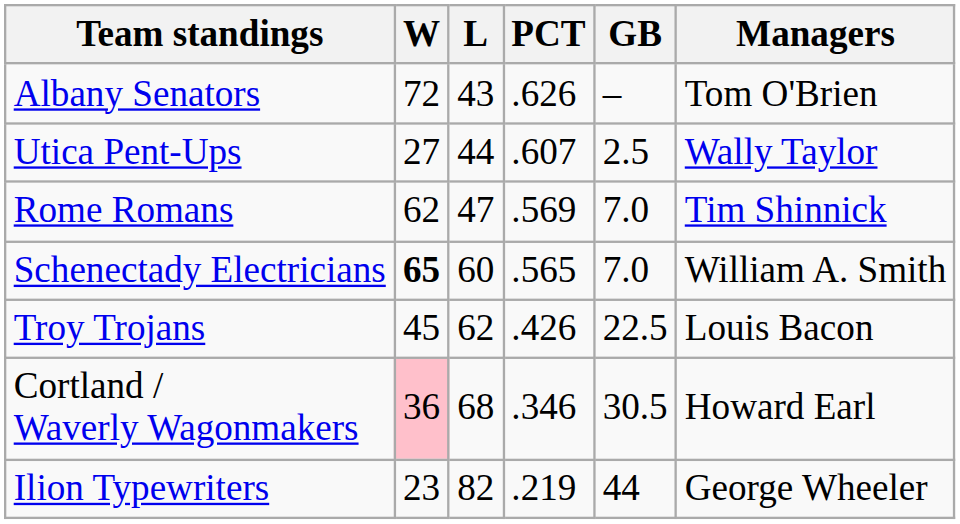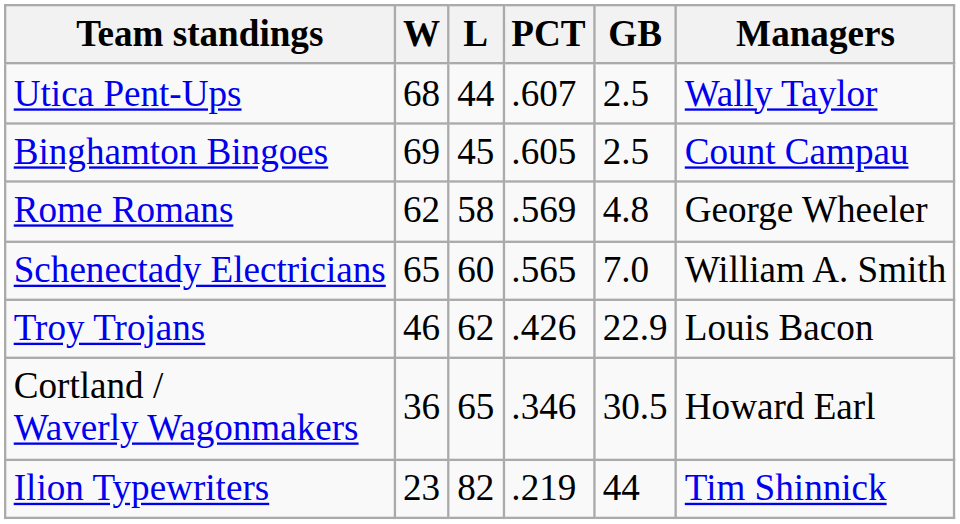- row: (137, 92)
(421, 151) 27 -> (421, 92) 68
+ row: (171, 151)
(476, 210) 47 -> (476, 210) 58
(626, 210) 7.0 -> (626, 210) 4.8
(786, 210) Tim Shinnick -> (806, 210) George Wheeler
(421, 269) bold -> (421, 269) normal
(421, 328) 45 -> (421, 328) 46
(635, 328) 22.5 -> (635, 328) 22.9
(421, 408) pink background -> (421, 408) no background
(476, 408) 68 -> (476, 408) 65
(806, 487) George Wheeler -> (786, 487) Tim Shinnick
